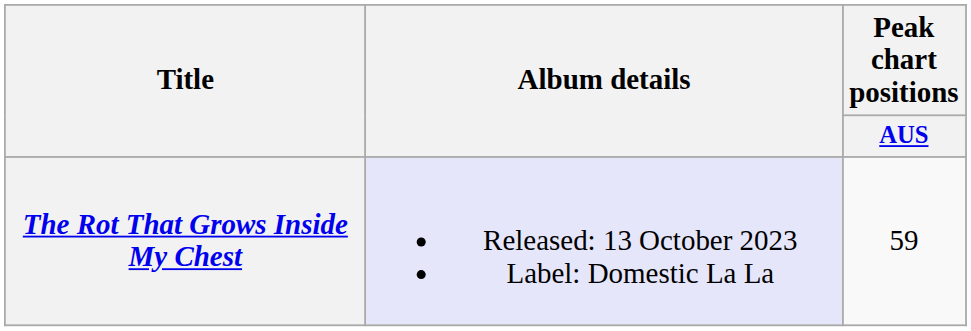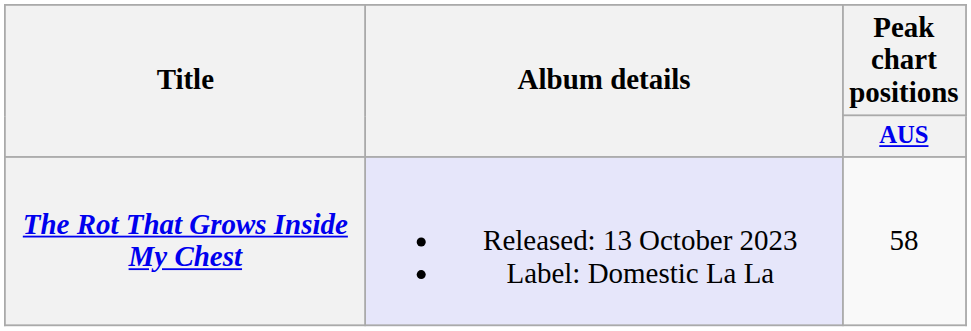(904, 240) 59 -> (904, 240) 58
